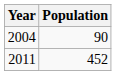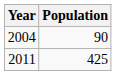(98, 59) 452 -> (98, 59) 425
